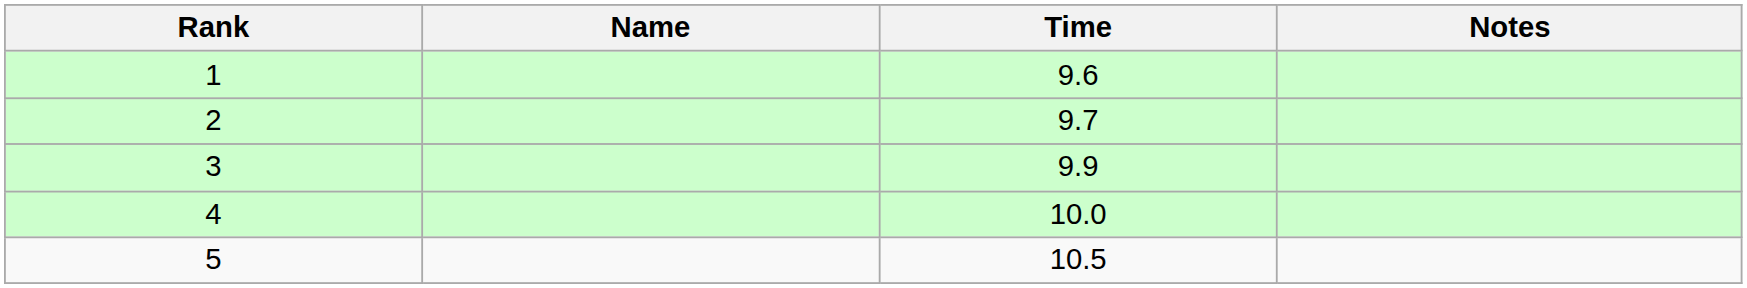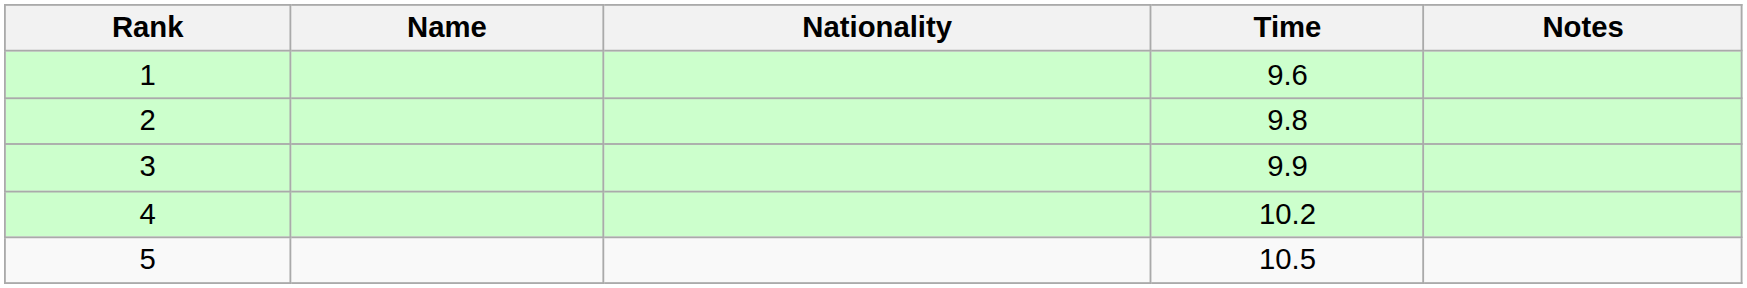+ column: (877, 27)
(1078, 120) 9.7 -> (1287, 120) 9.8
(1078, 213) 10.0 -> (1287, 213) 10.2
